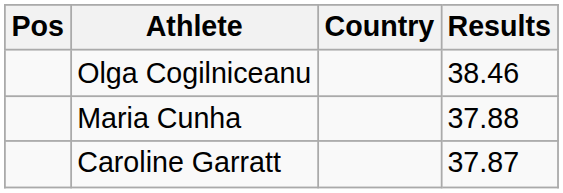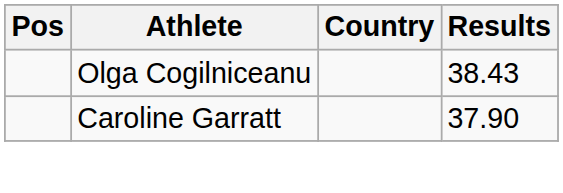(483, 72) 38.46 -> (483, 72) 38.43
- row: (159, 118)
(483, 163) 37.87 -> (483, 118) 37.90
